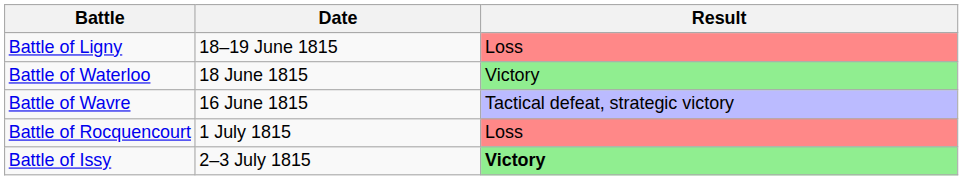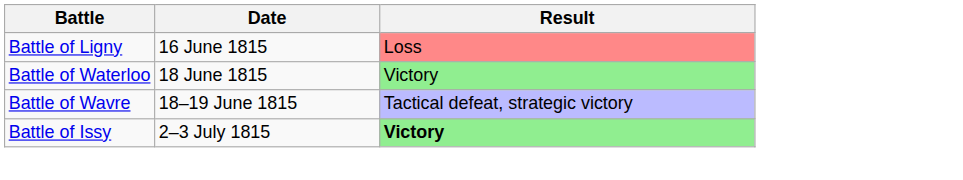(269, 47) 18–19 June 1815 -> (213, 47) 16 June 1815
(254, 103) 16 June 1815 -> (228, 103) 18–19 June 1815
- row: (100, 132)
